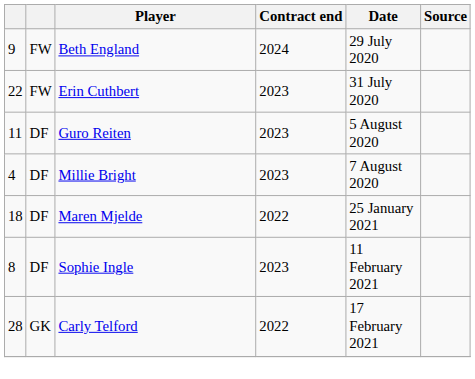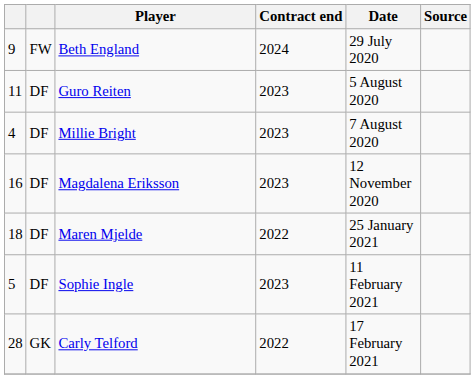- row: (99, 91)
+ row: (119, 183)
(12, 267) 8 -> (12, 284) 5
